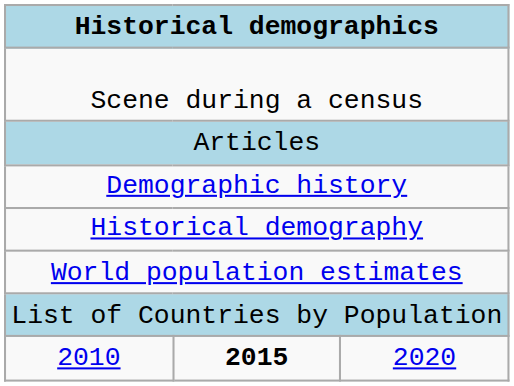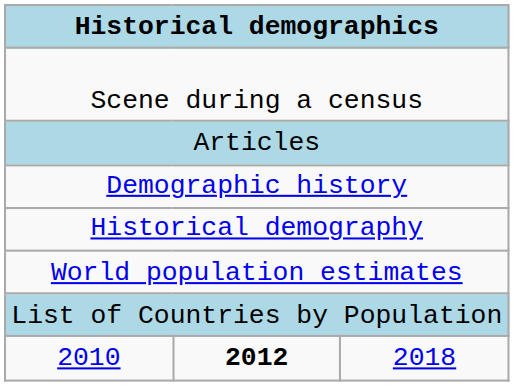(257, 358) 2015 -> (257, 358) 2012
(425, 358) 2020 -> (425, 358) 2018
